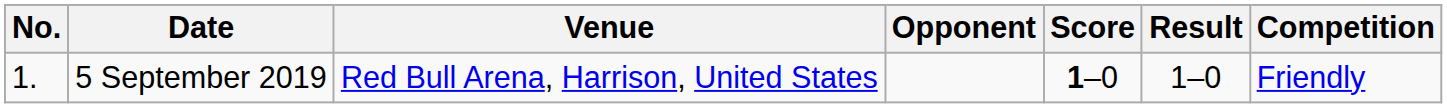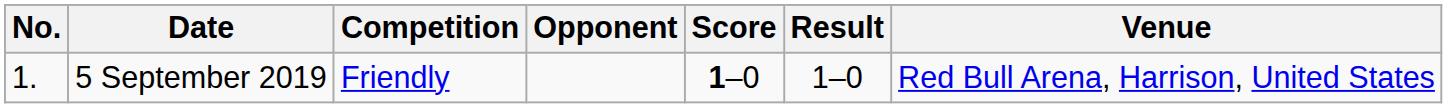columns swapped: (609, 28) <-> (1346, 28)
